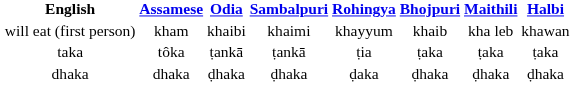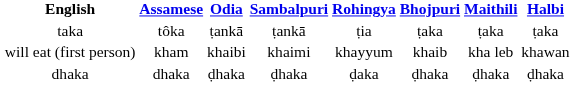rows swapped: (70, 30) <-> (70, 52)
